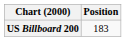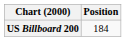(101, 28) 183 -> (101, 28) 184
